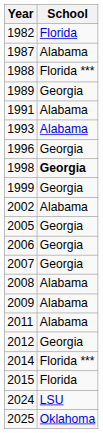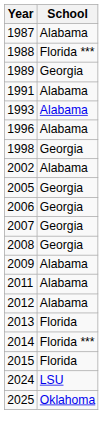- row: (21, 33)
(61, 149) Georgia -> (64, 129) Alabama
(63, 168) bold -> (61, 149) normal
- row: (21, 187)
(64, 284) Alabama -> (61, 245) Georgia
(61, 341) Georgia -> (64, 303) Alabama
+ row: (21, 322)
